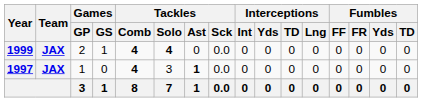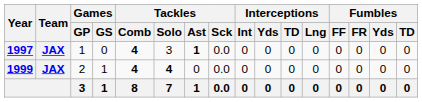rows swapped: (20, 69) <-> (20, 50)
